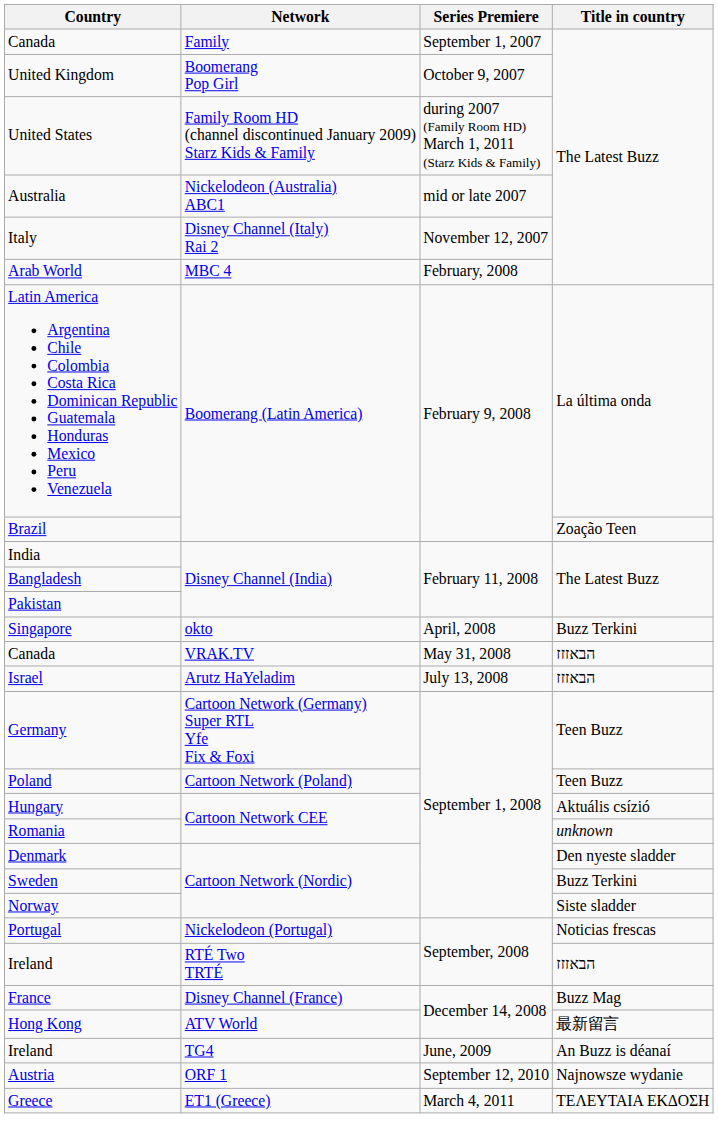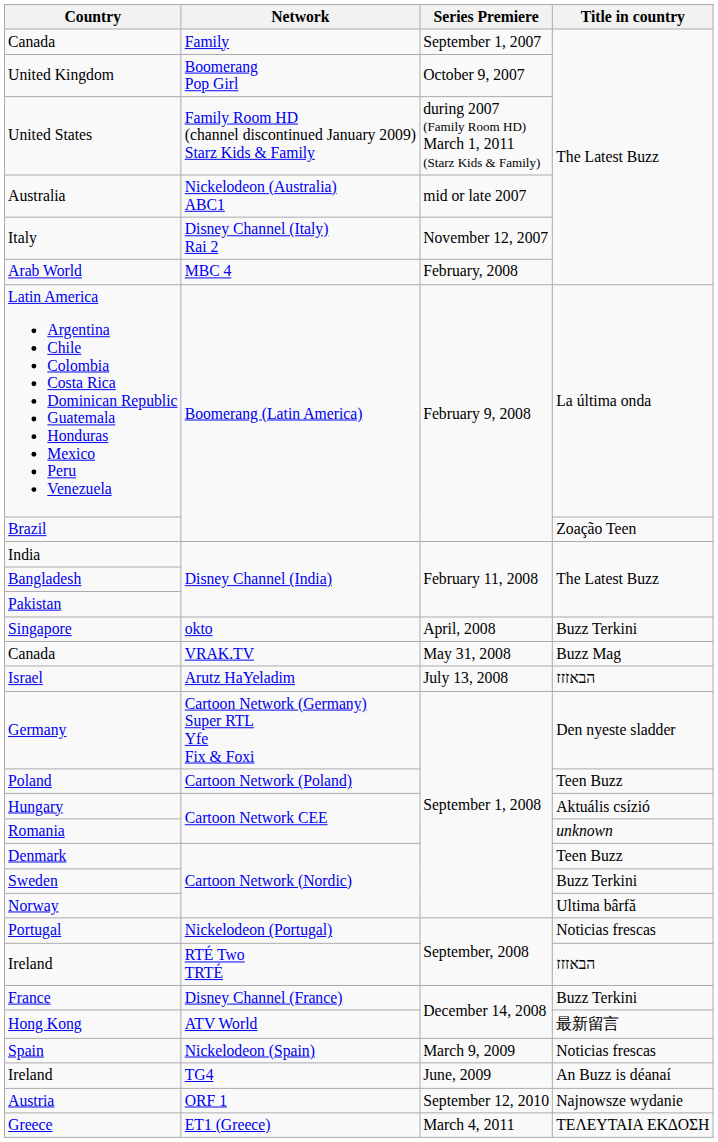(576, 653) הבאזזז -> (589, 653) Buzz Mag
(589, 730) Teen Buzz -> (616, 730) Den nyeste sladder
(616, 855) Den nyeste sladder -> (589, 855) Teen Buzz
(596, 905) Siste sladder -> (596, 905) Ultima bârfă
(589, 997) Buzz Mag -> (597, 997) Buzz Terkini
+ row: (26, 1050)
